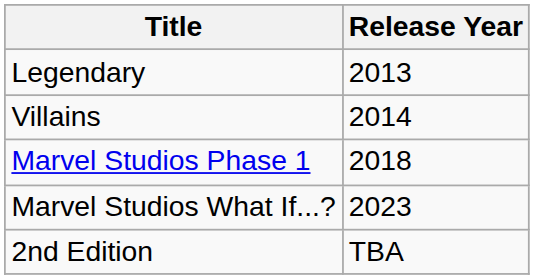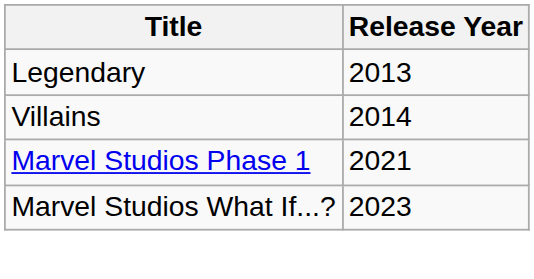(380, 161) 2018 -> (380, 161) 2021
- row: (82, 251)
